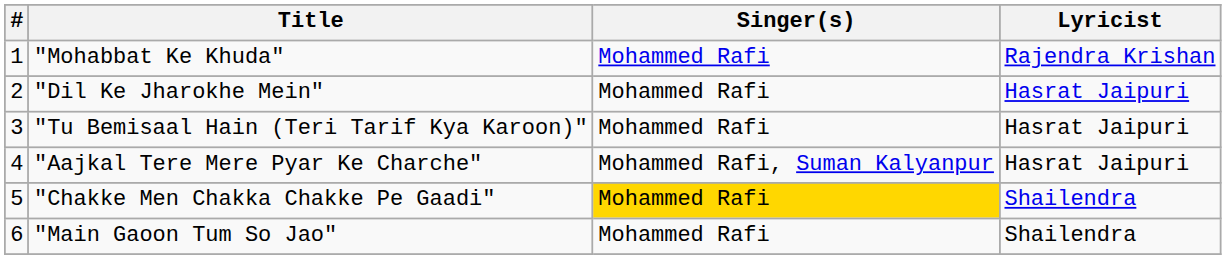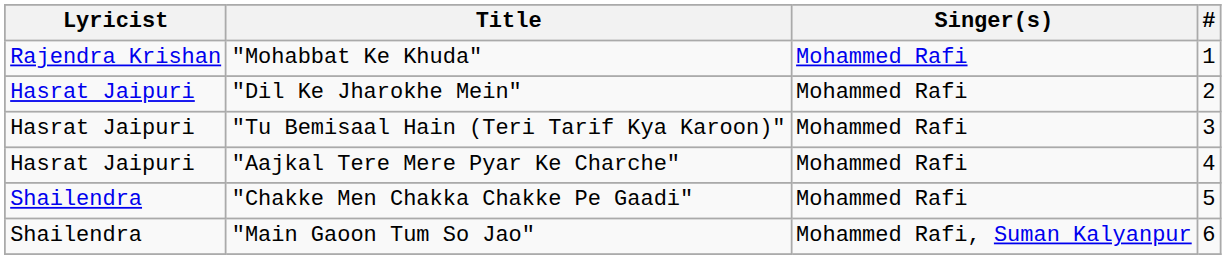columns swapped: (17, 23) <-> (1110, 23)
(796, 165) Mohammed Rafi, Suman Kalyanpur -> (882, 165) Mohammed Rafi
(684, 200) gold background -> (882, 200) no background
(684, 236) Mohammed Rafi -> (994, 236) Mohammed Rafi, Suman Kalyanpur
